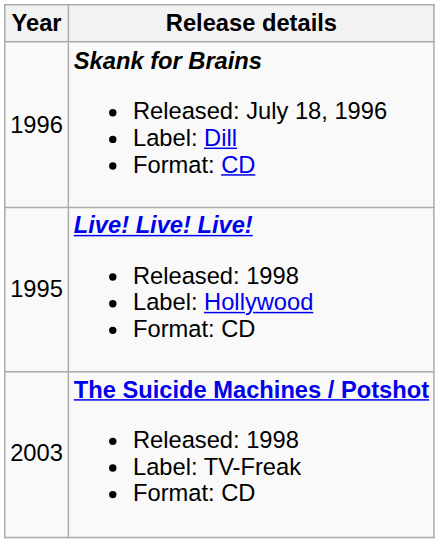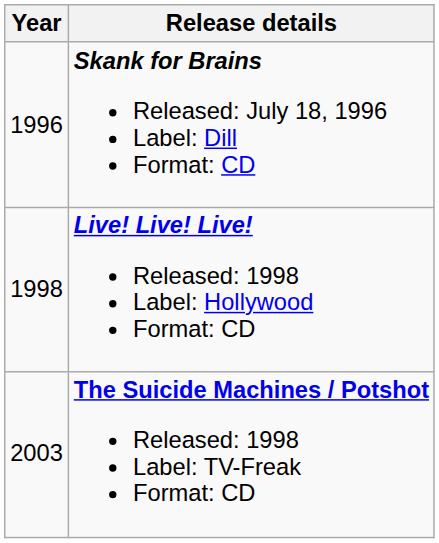(37, 289) 1995 -> (37, 289) 1998
